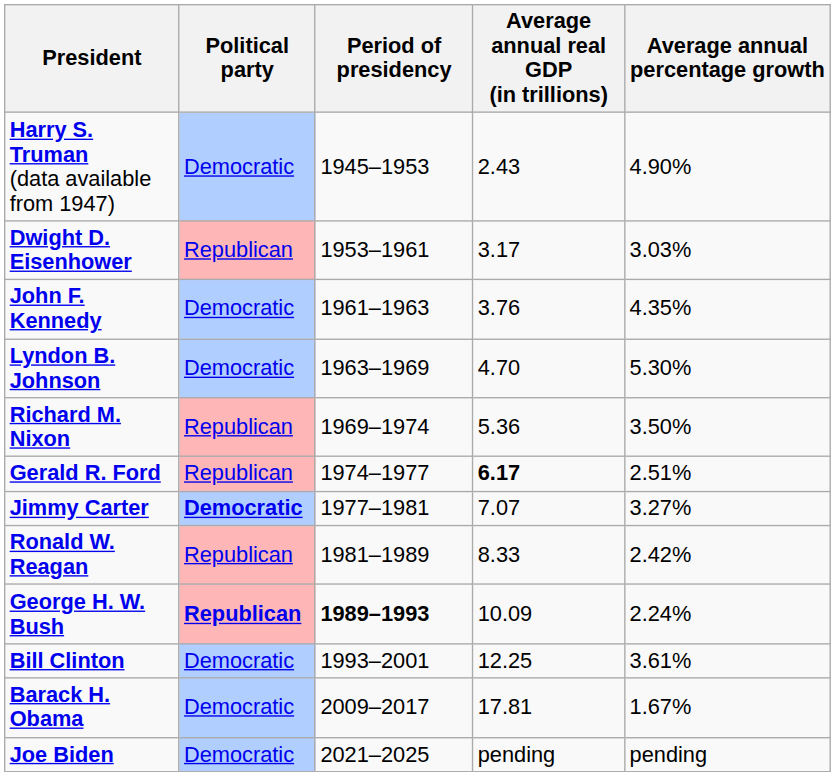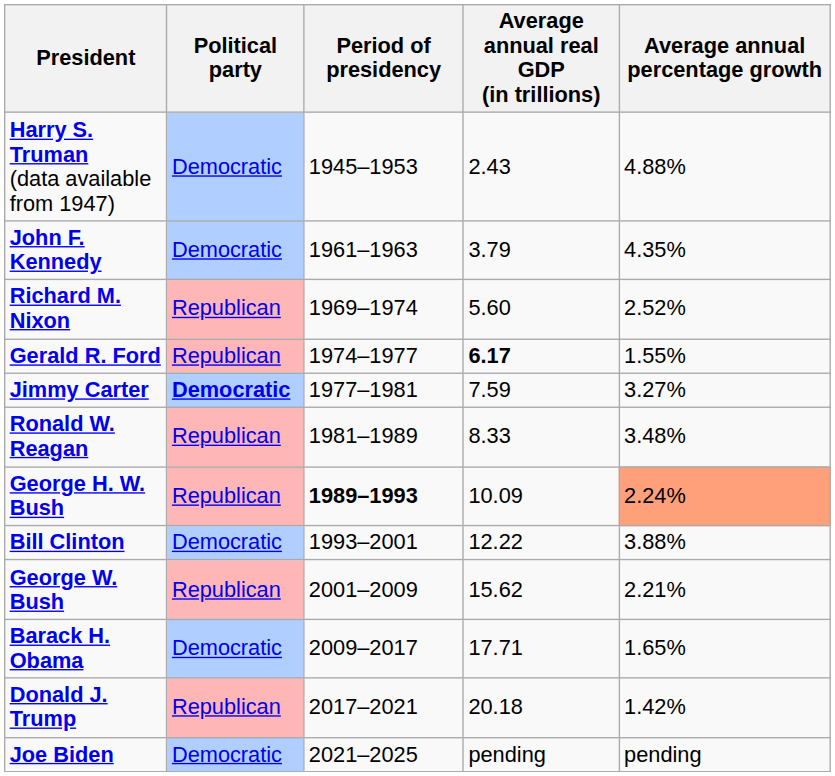(660, 166) 4.90% -> (655, 166) 4.88%
- row: (71, 249)
(499, 308) 3.76 -> (490, 249) 3.79
- row: (62, 367)
(499, 426) 5.36 -> (490, 308) 5.60
(660, 426) 3.50% -> (655, 308) 2.52%
(660, 473) 2.51% -> (655, 355) 1.55%
(499, 508) 7.07 -> (490, 390) 7.59
(660, 554) 2.42% -> (655, 436) 3.48%
(243, 613) bold -> (226, 495) normal
(660, 613) no background -> (655, 495) lightsalmon background
(505, 660) 12.25 -> (496, 542) 12.22
(660, 660) 3.61% -> (655, 542) 3.88%
+ row: (64, 589)
(505, 707) 17.81 -> (496, 648) 17.71
(660, 707) 1.67% -> (655, 648) 1.65%
+ row: (59, 707)
